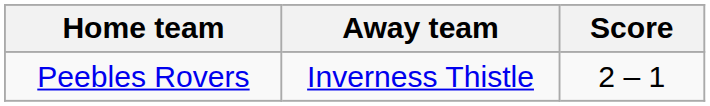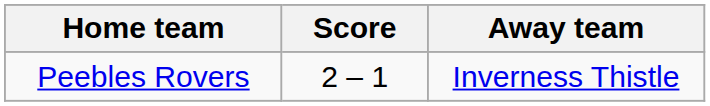columns swapped: (632, 28) <-> (421, 28)
